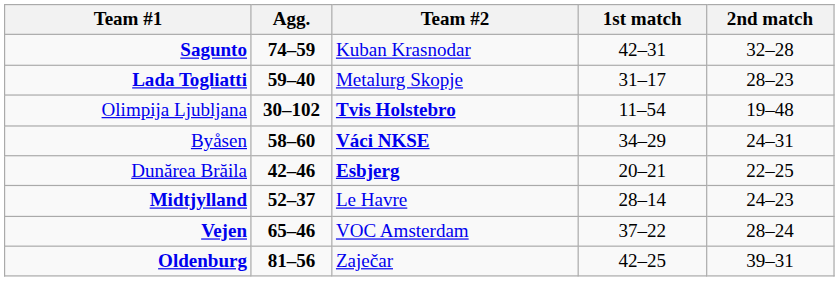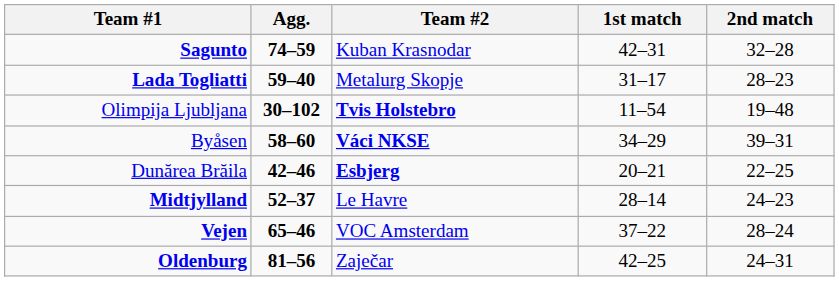(770, 140) 24–31 -> (770, 140) 39–31
(770, 261) 39–31 -> (770, 261) 24–31
